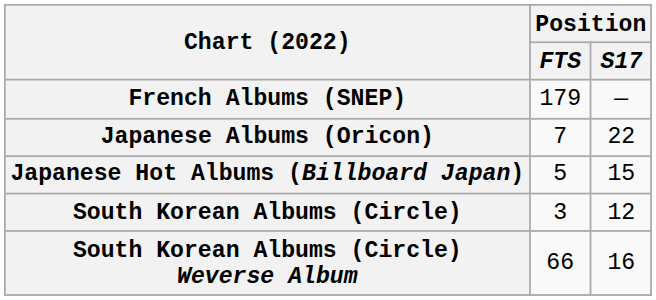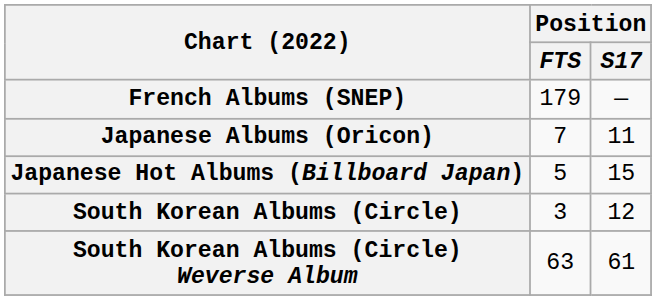(621, 137) 22 -> (621, 137) 11
(560, 263) 66 -> (560, 263) 63
(621, 263) 16 -> (621, 263) 61
